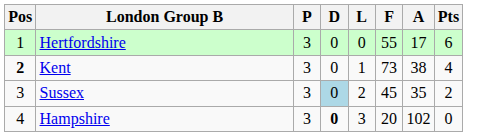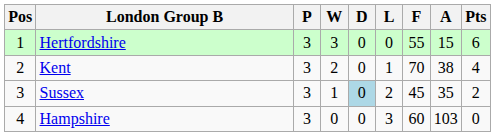+ column: (334, 17)
(418, 42) 17 -> (446, 42) 15
(20, 67) bold -> (20, 67) normal
(389, 67) 73 -> (416, 67) 70
(334, 118) bold -> (362, 118) normal
(389, 118) 20 -> (416, 118) 60
(418, 118) 102 -> (446, 118) 103
